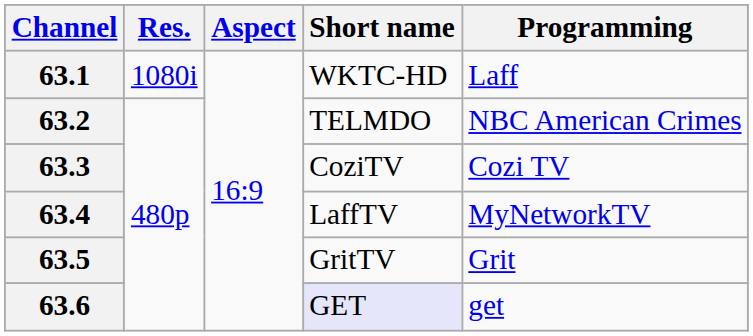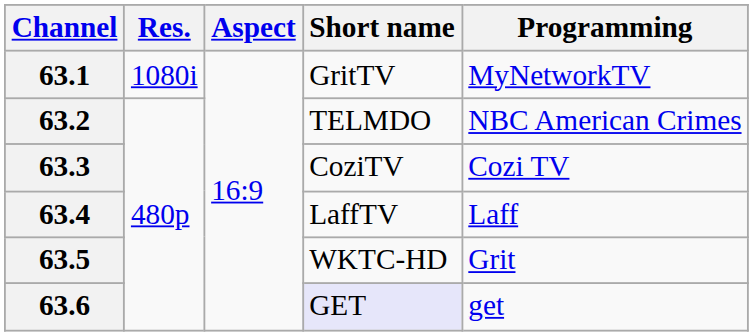(378, 74) WKTC-HD -> (352, 74) GritTV
(493, 74) Laff -> (559, 74) MyNetworkTV
(559, 213) MyNetworkTV -> (493, 213) Laff
(352, 259) GritTV -> (378, 259) WKTC-HD
